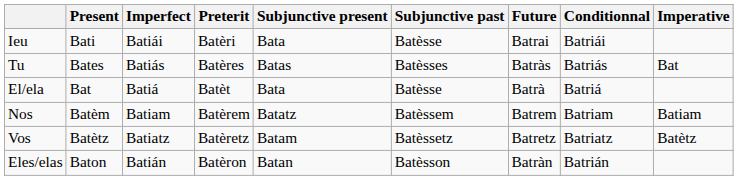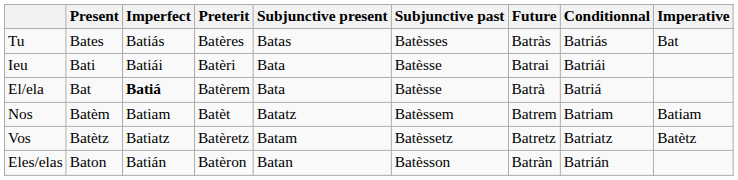rows swapped: (18, 41) <-> (16, 65)
(142, 89) normal -> (143, 89) bold
(214, 89) Batèt -> (224, 89) Batèrem
(224, 114) Batèrem -> (214, 114) Batèt
